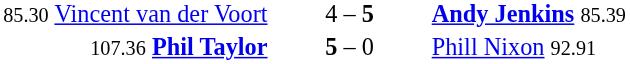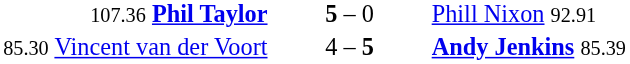rows swapped: (179, 47) <-> (135, 14)
